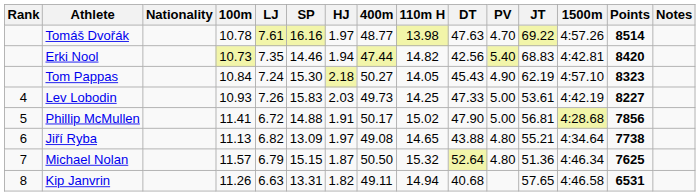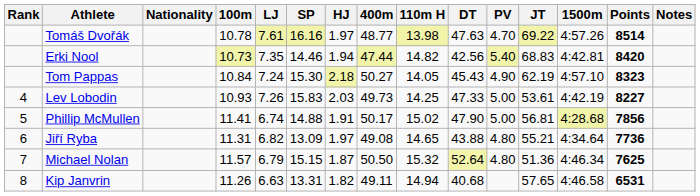(271, 118) 6.72 -> (271, 118) 6.74
(235, 139) 11.13 -> (235, 139) 11.31
(630, 139) 7738 -> (630, 139) 7736
